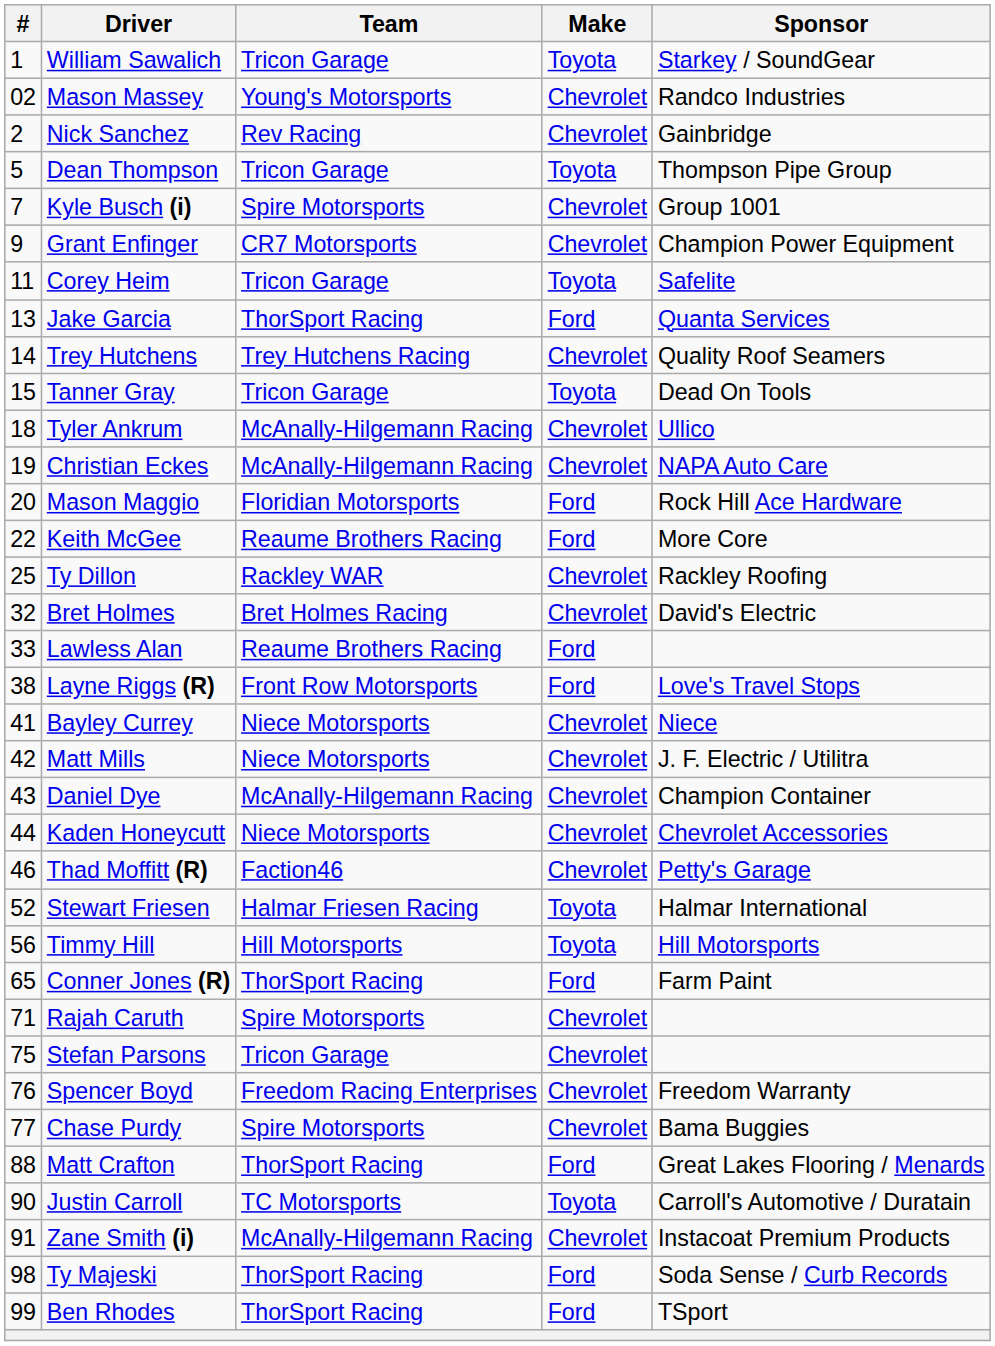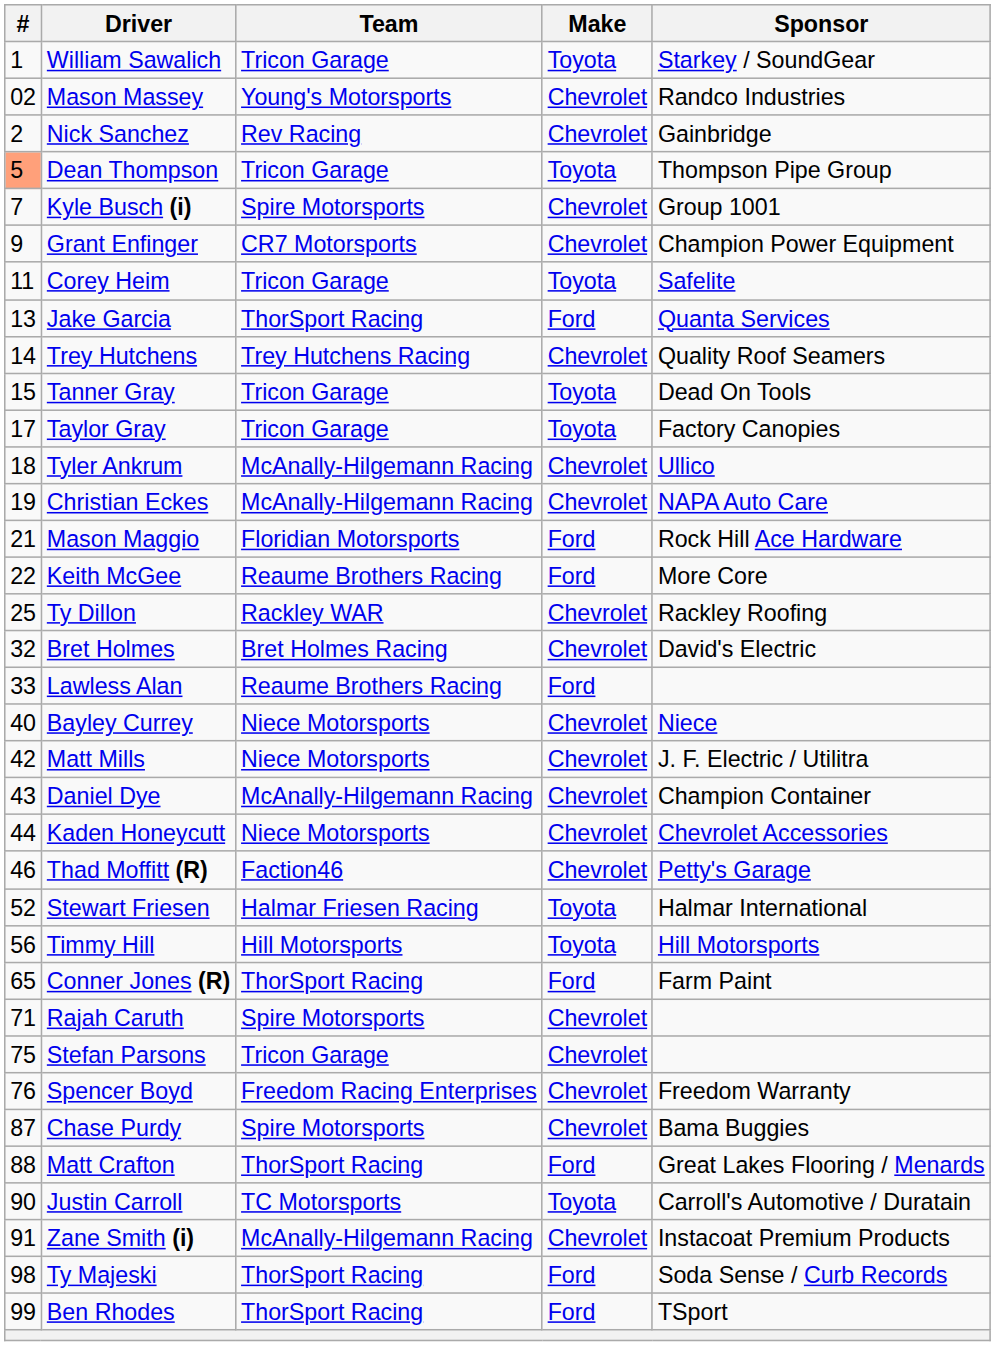(17, 171) no background -> (17, 171) lightsalmon background
+ row: (106, 428)
(23, 502) 20 -> (23, 539) 21
- row: (131, 686)
(23, 723) 41 -> (23, 723) 40
(23, 1128) 77 -> (23, 1128) 87
